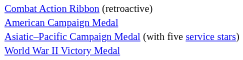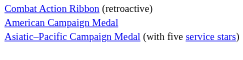- row: (62, 51)
